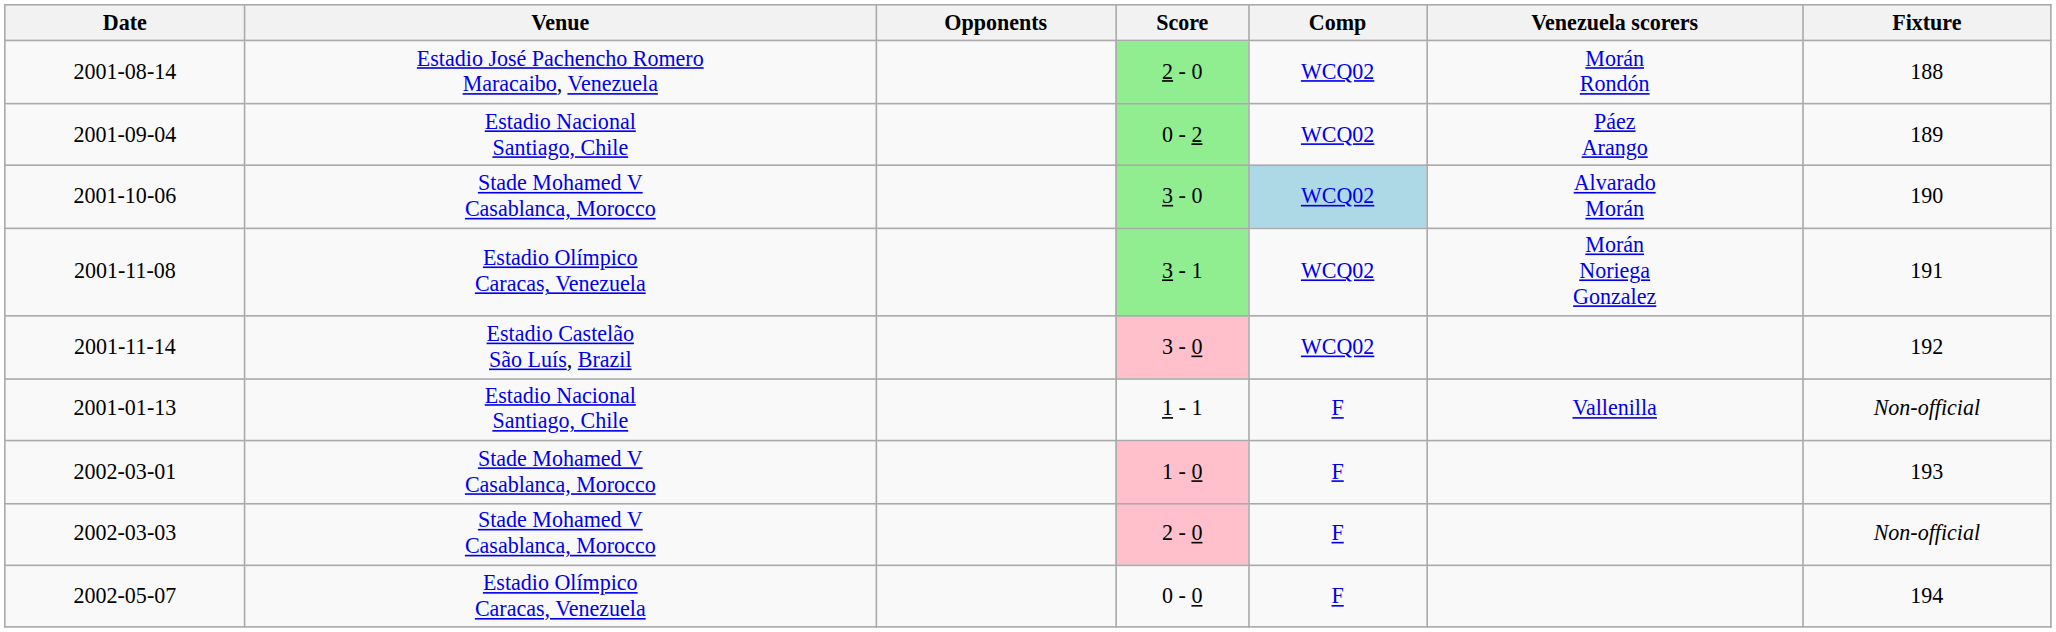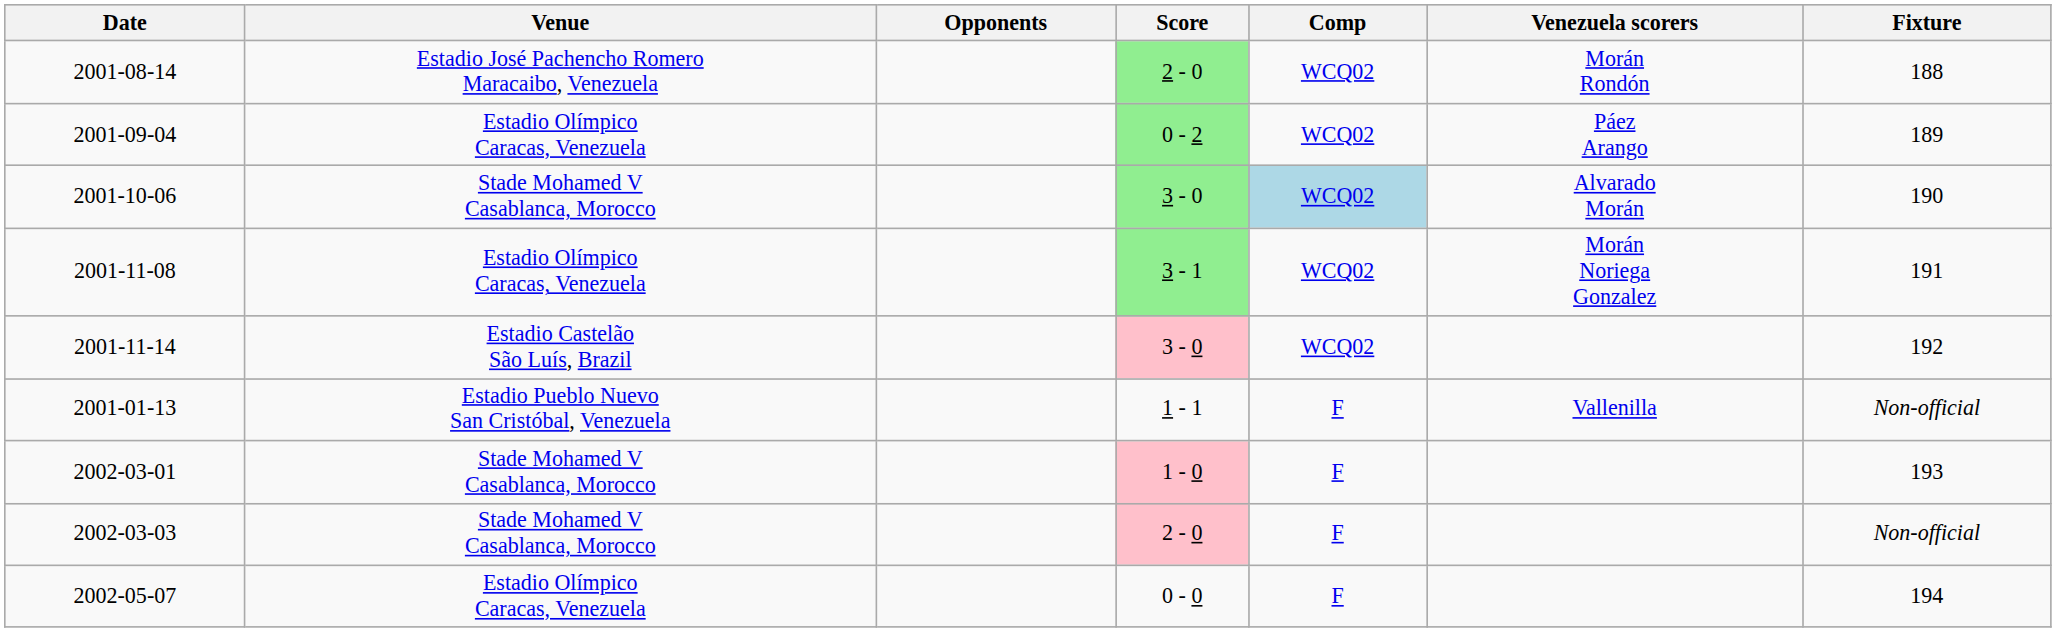(560, 133) Estadio Nacional Santiago, Chile -> (560, 133) Estadio Olímpico Caracas, Venezuela
(560, 408) Estadio Nacional Santiago, Chile -> (560, 408) Estadio Pueblo Nuevo San Cristóbal, Venezuela
